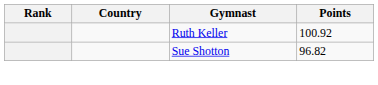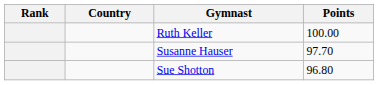(316, 32) 100.92 -> (323, 32) 100.00
+ row: (195, 51)
(313, 51) 96.82 -> (320, 70) 96.80
